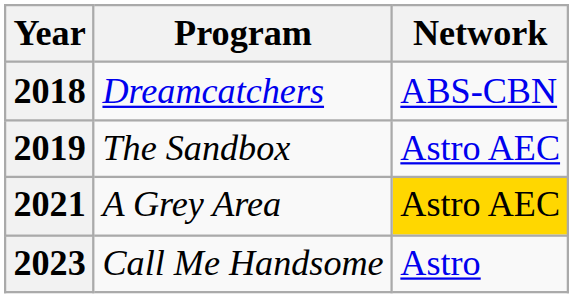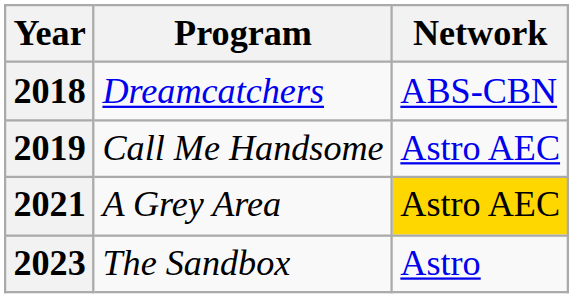(196, 147) The Sandbox -> (243, 147) Call Me Handsome
(243, 262) Call Me Handsome -> (196, 262) The Sandbox
